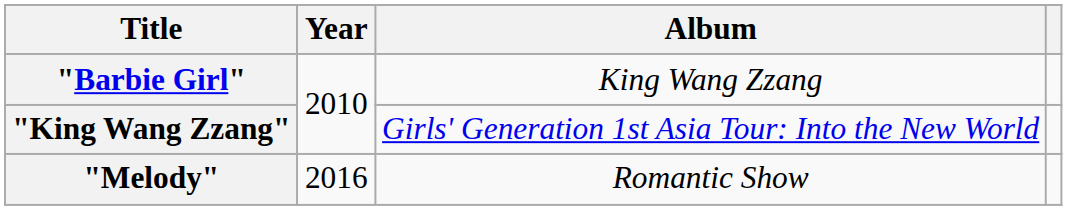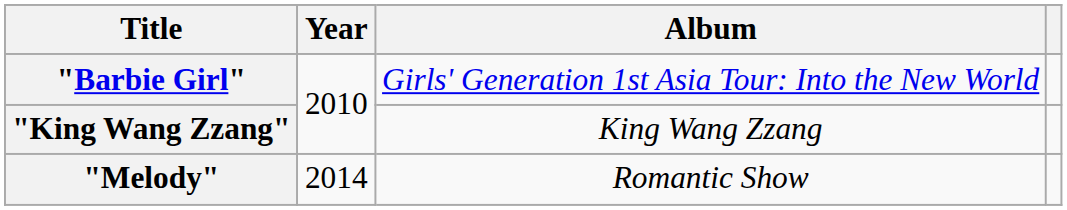(711, 79) King Wang Zzang -> (711, 79) Girls' Generation 1st Asia Tour: Into the New World
(711, 128) Girls' Generation 1st Asia Tour: Into the New World -> (711, 128) King Wang Zzang
(336, 178) 2016 -> (336, 178) 2014
